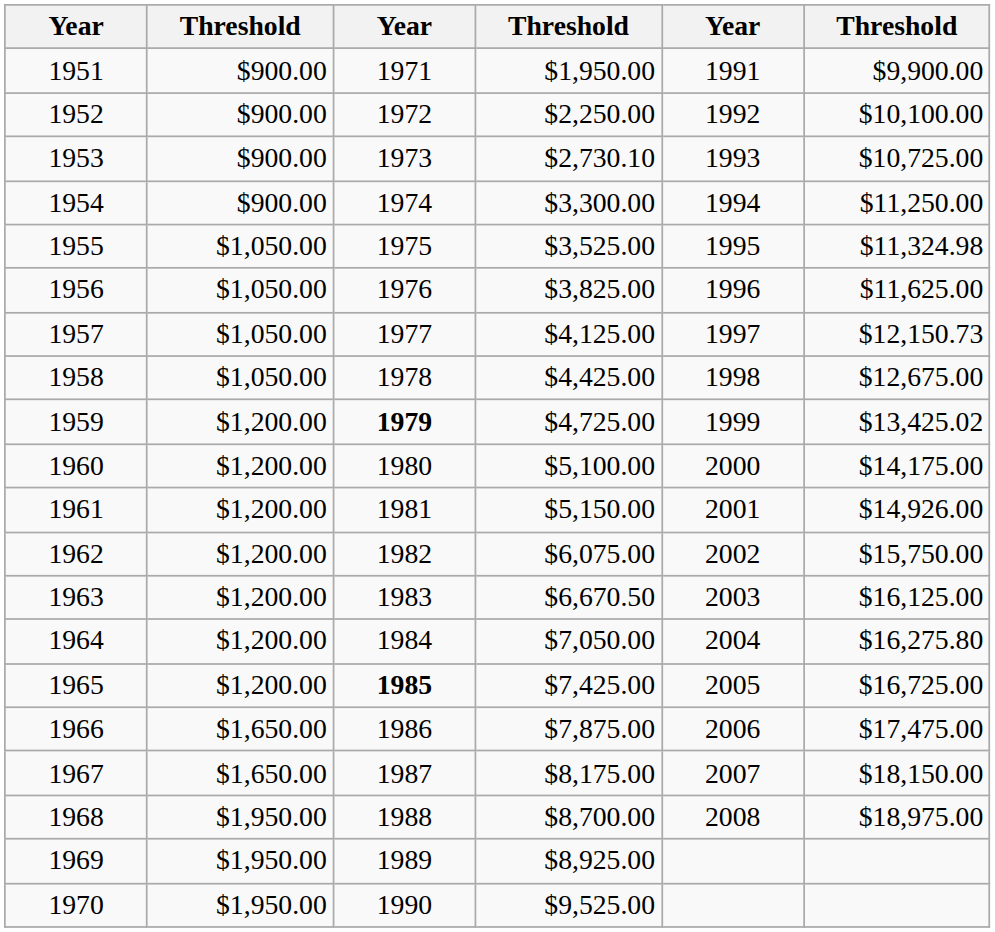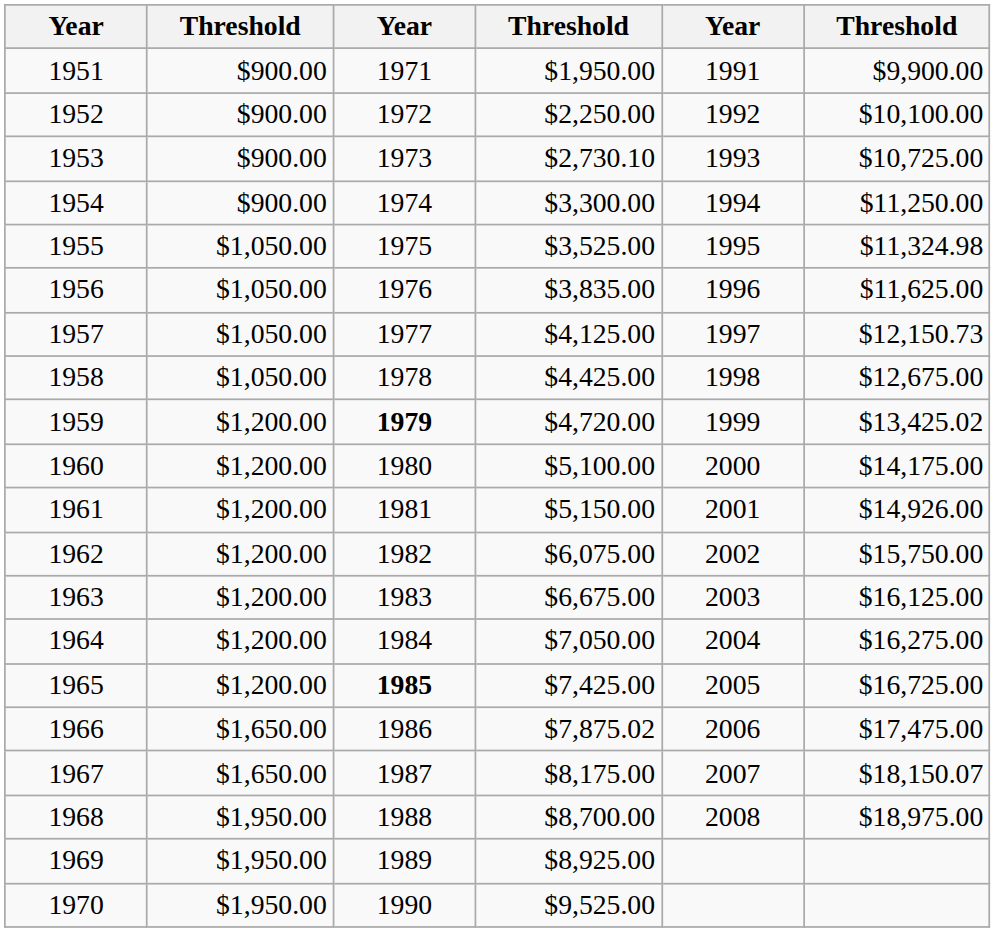(600, 289) $3,825.00 -> (600, 289) $3,835.00
(600, 421) $4,725.00 -> (600, 421) $4,720.00
(600, 597) $6,670.50 -> (600, 597) $6,675.00
(921, 641) $16,275.80 -> (921, 641) $16,275.00
(600, 728) $7,875.00 -> (600, 728) $7,875.02
(921, 772) $18,150.00 -> (921, 772) $18,150.07
